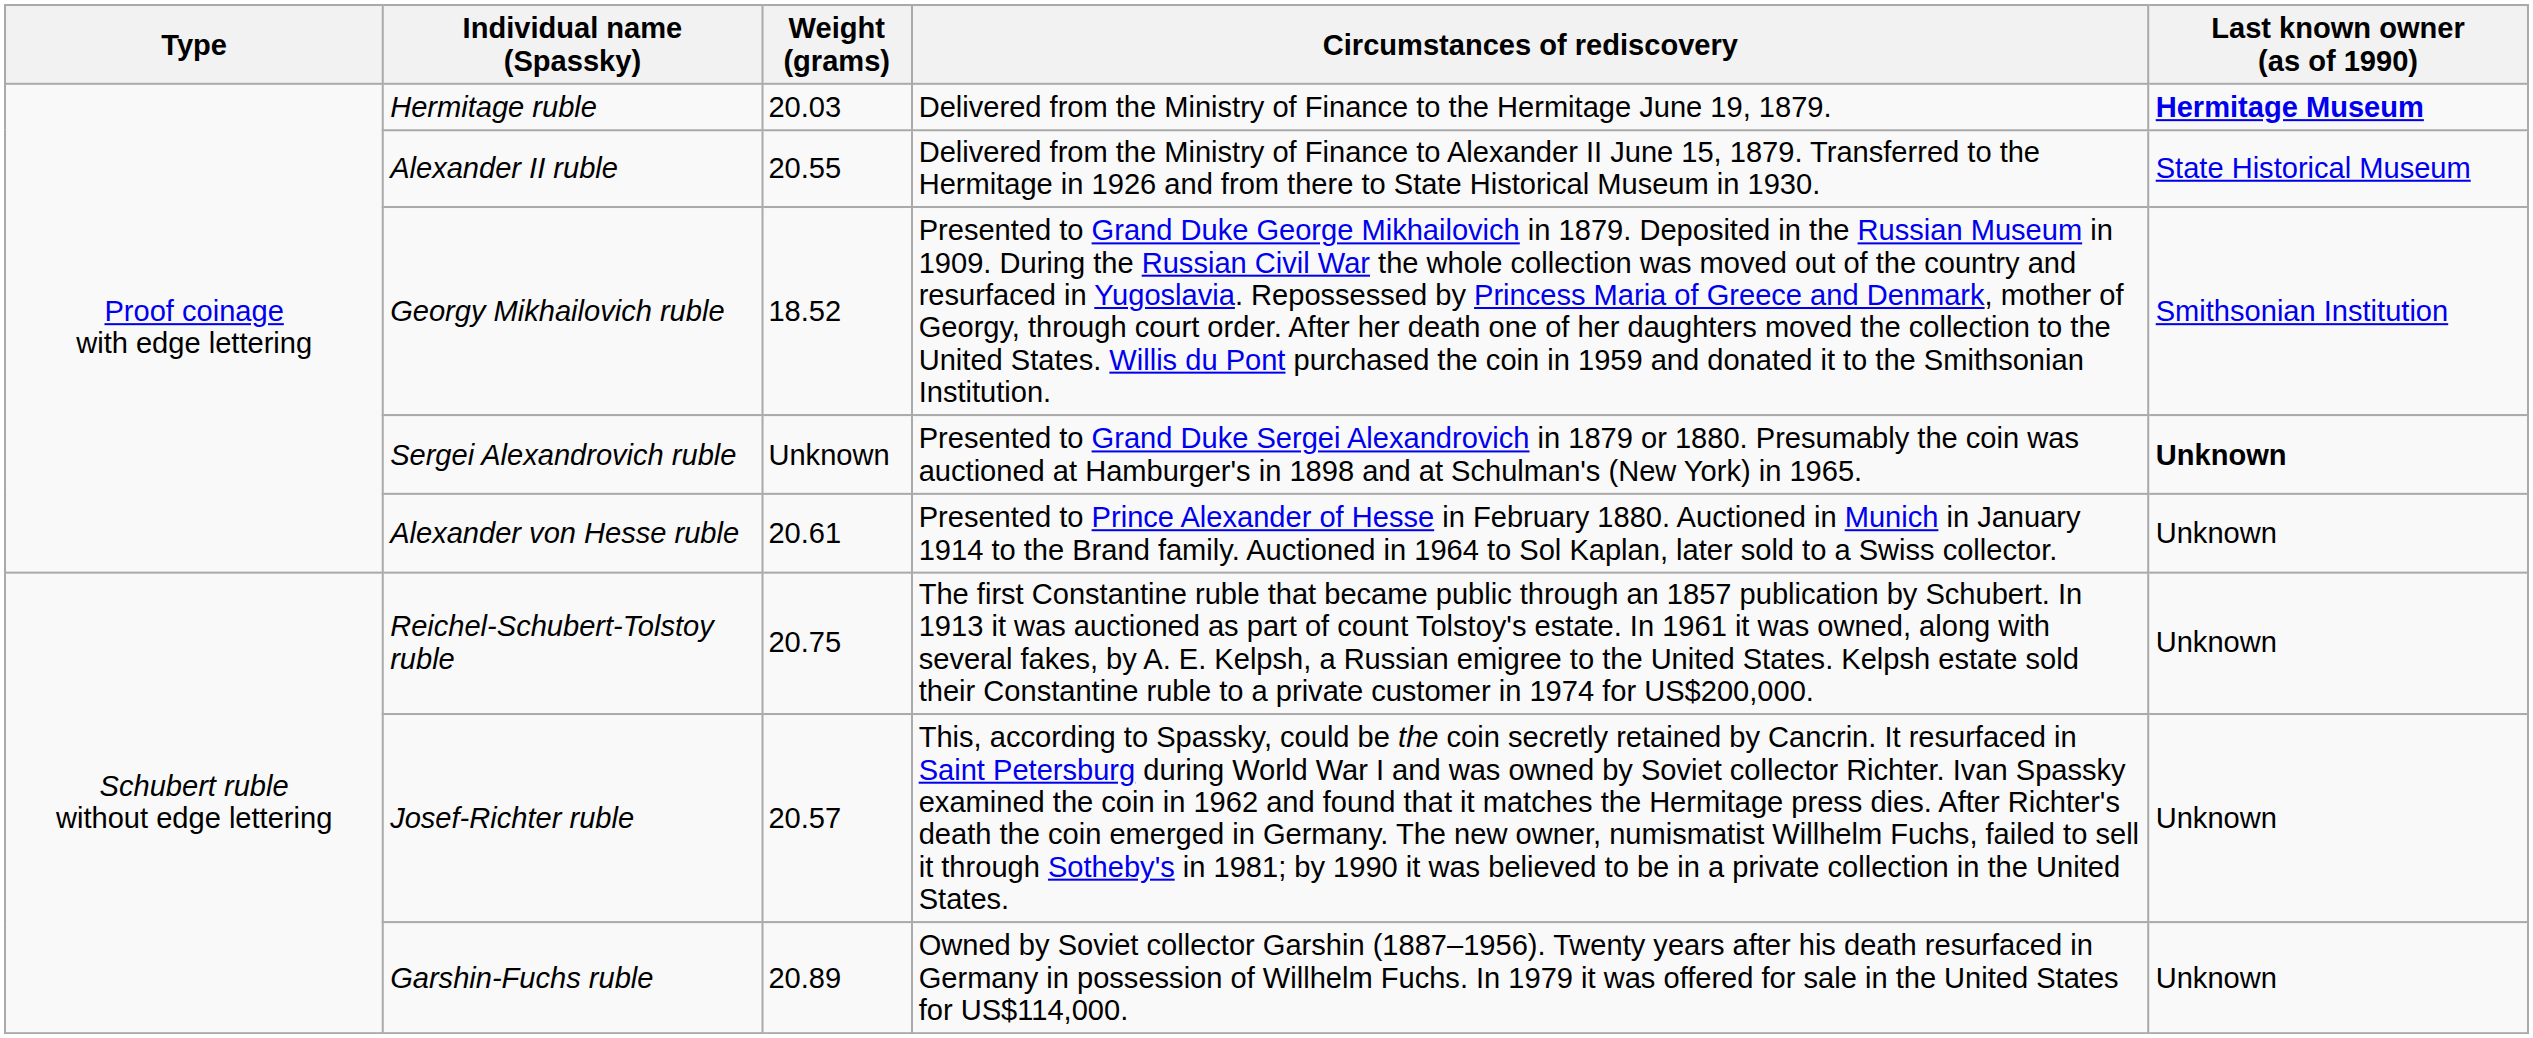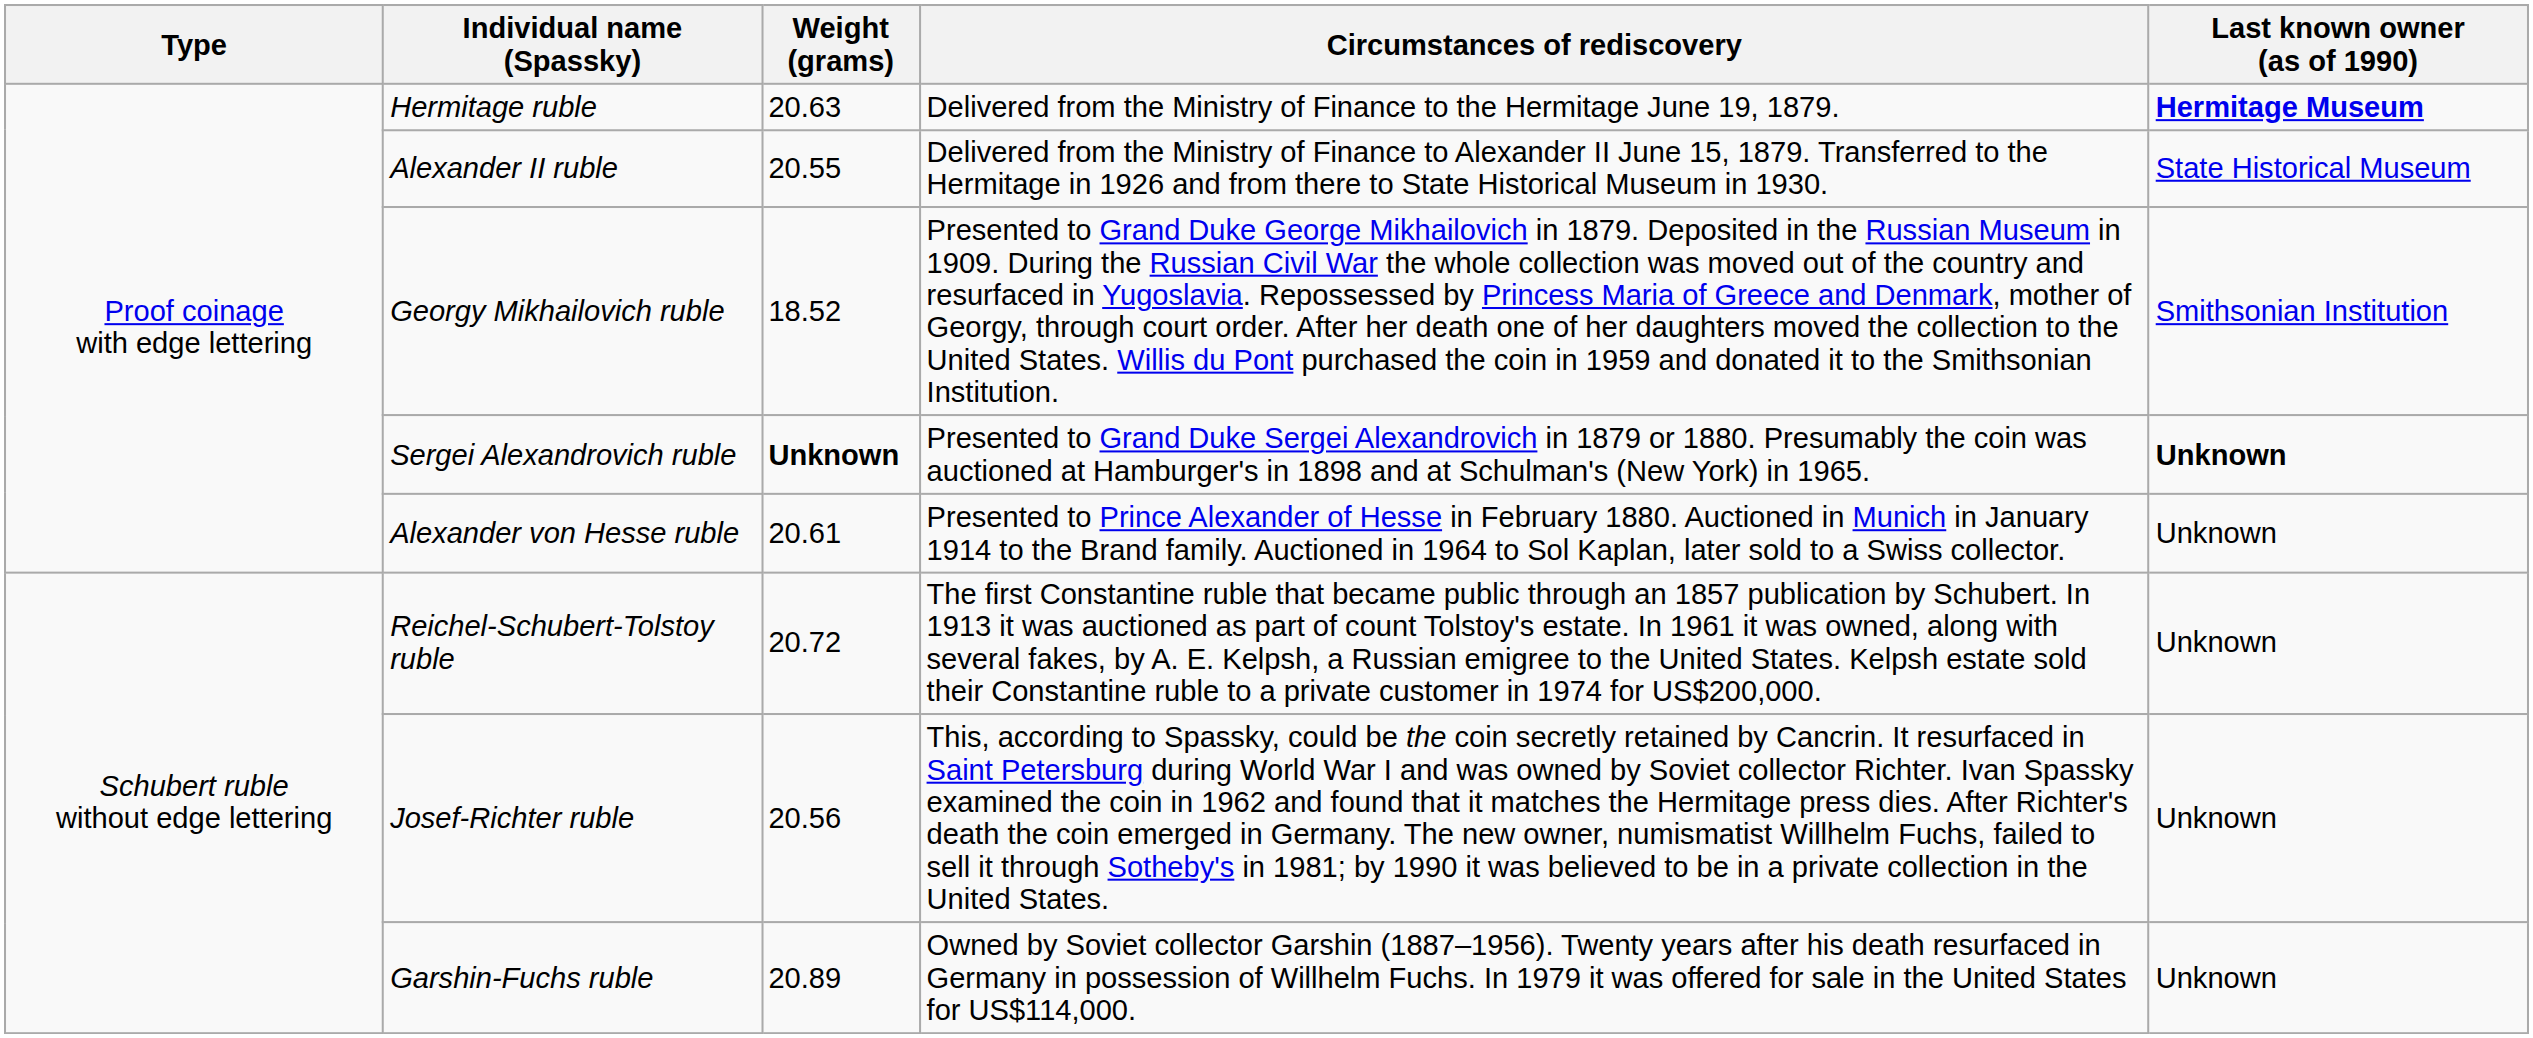(805, 107) 20.03 -> (805, 107) 20.63
(829, 455) normal -> (834, 455) bold
(805, 643) 20.75 -> (805, 643) 20.72
(805, 819) 20.57 -> (805, 819) 20.56
